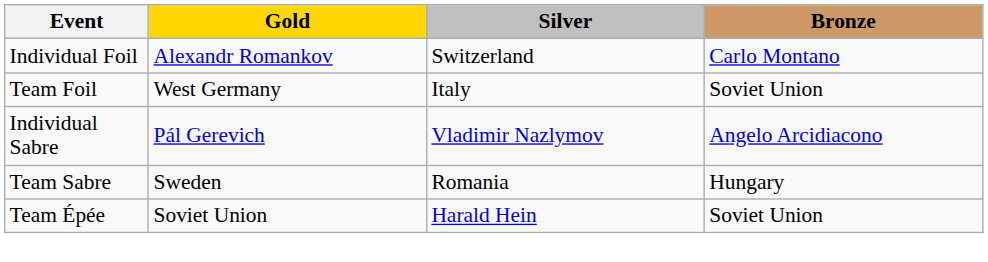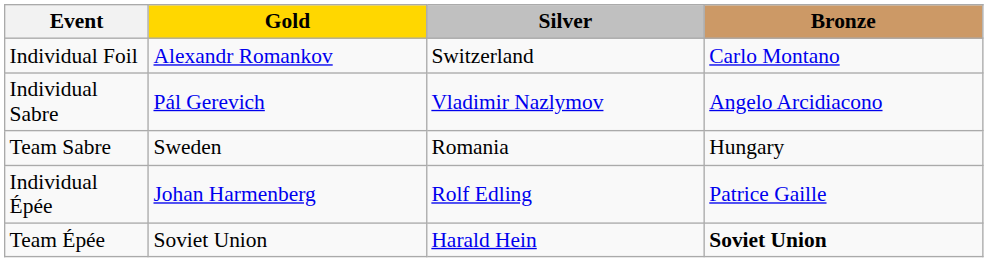- row: (53, 89)
+ row: (54, 193)
(766, 215) normal -> (768, 239) bold
